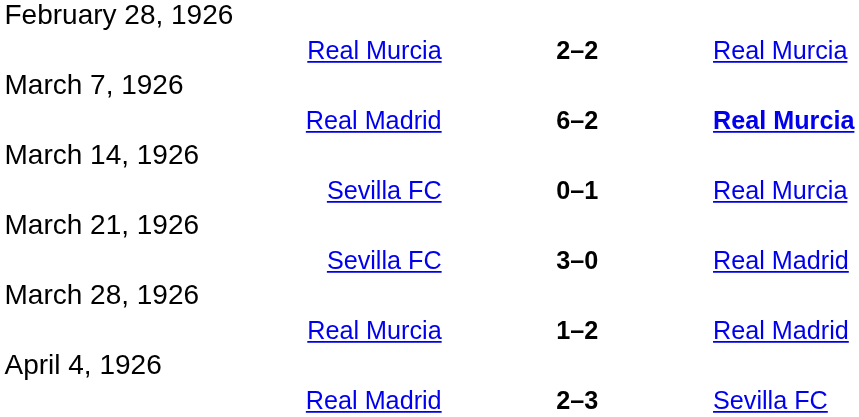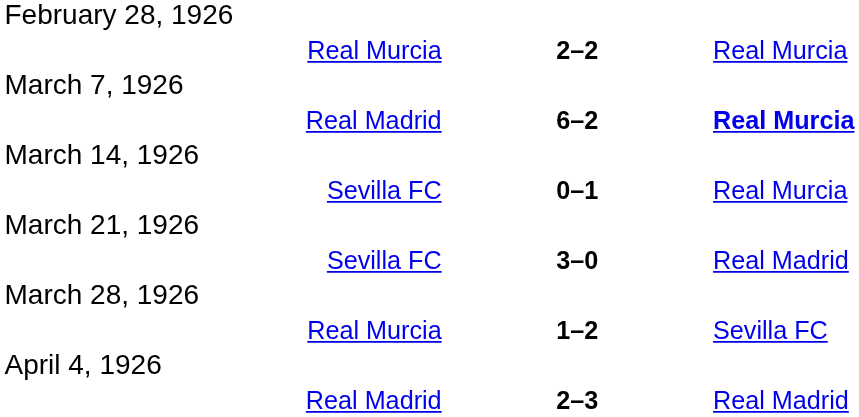(781, 330) Real Madrid -> (770, 330) Sevilla FC
(770, 400) Sevilla FC -> (781, 400) Real Madrid
